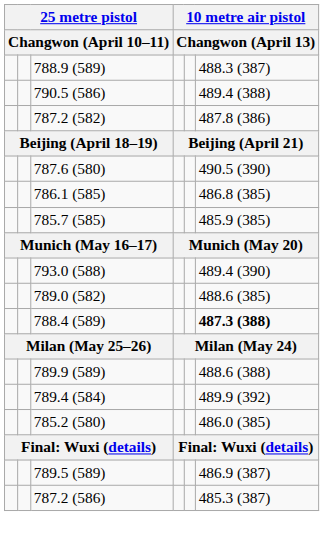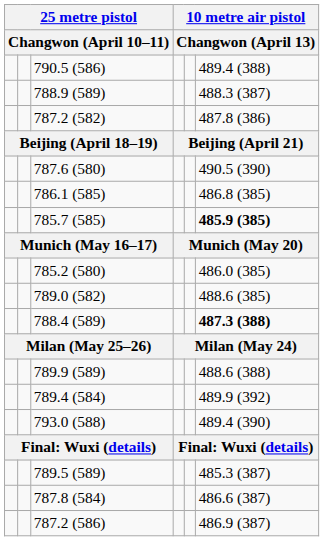rows swapped: (70, 93) <-> (70, 67)
(234, 219) normal -> (234, 219) bold
rows swapped: (70, 270) <-> (70, 422)
(234, 472) 486.9 (387) -> (234, 472) 485.3 (387)
+ row: (70, 498)
(234, 498) 485.3 (387) -> (234, 523) 486.9 (387)
